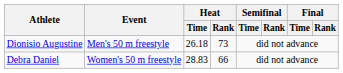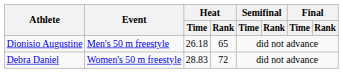(223, 44) 73 -> (223, 44) 65
(223, 60) 66 -> (223, 60) 72
